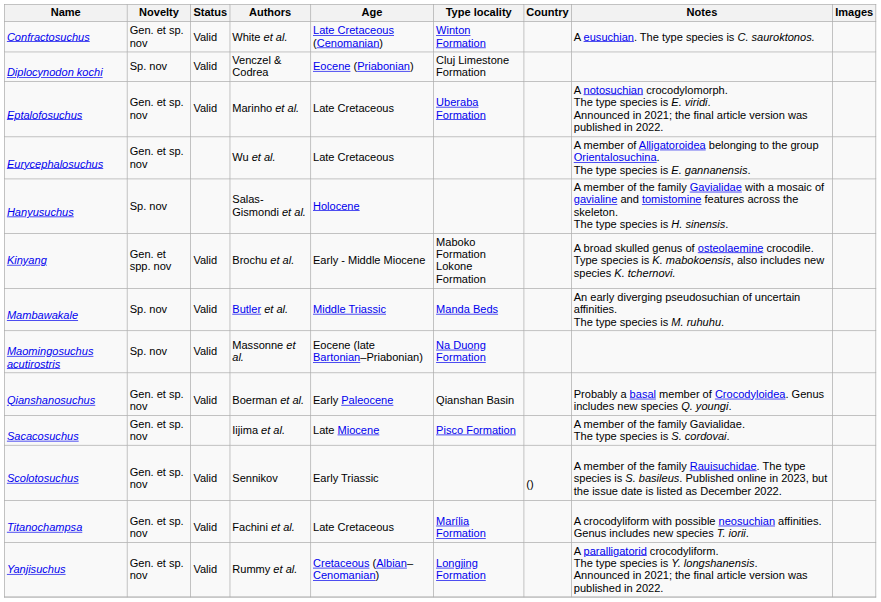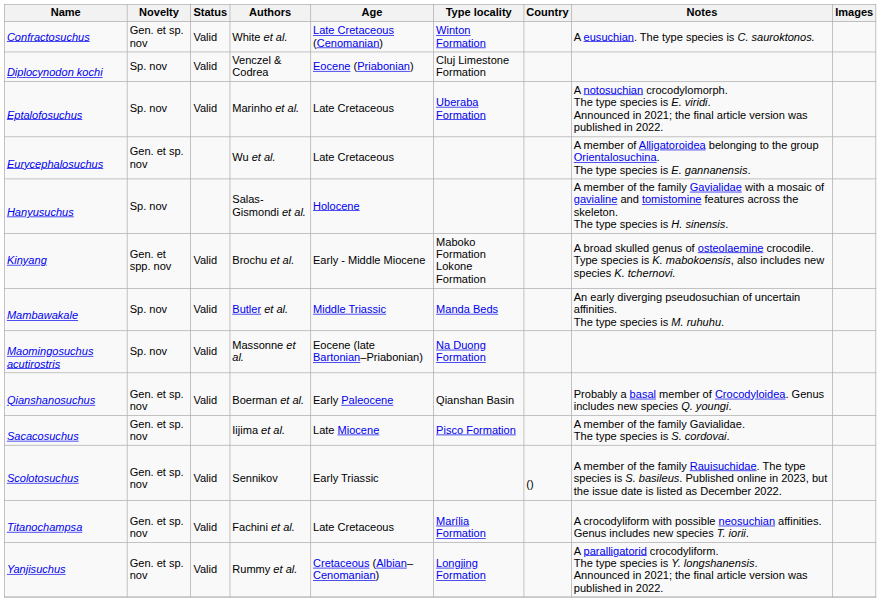(157, 109) Gen. et sp. nov -> (148, 109) Sp. nov
